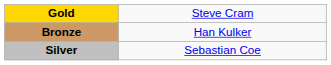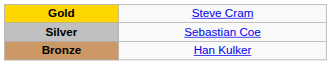rows swapped: (61, 50) <-> (61, 32)
